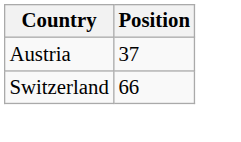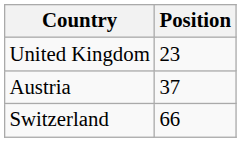+ row: (80, 53)
